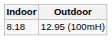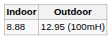(16, 27) 8.18 -> (16, 27) 8.88
